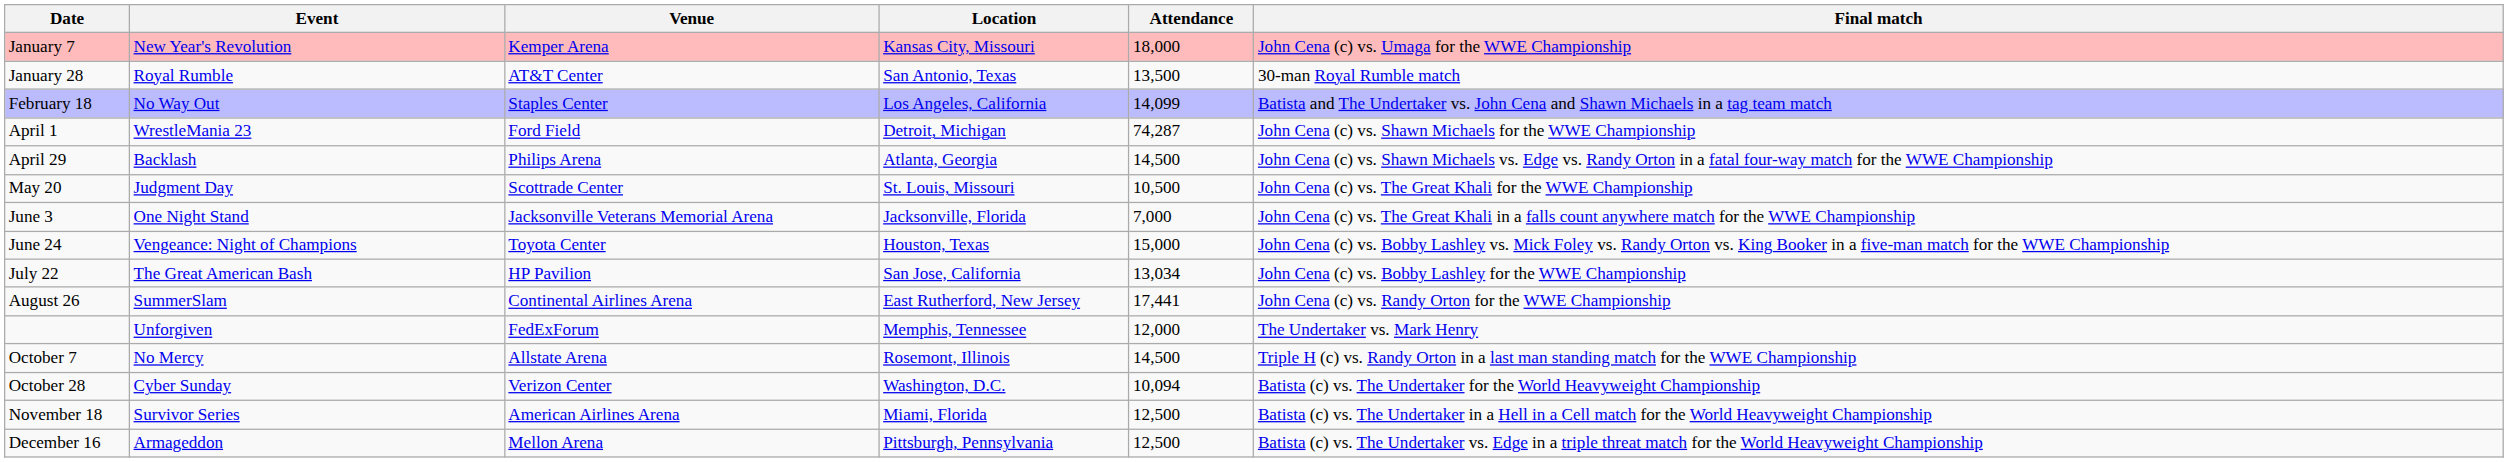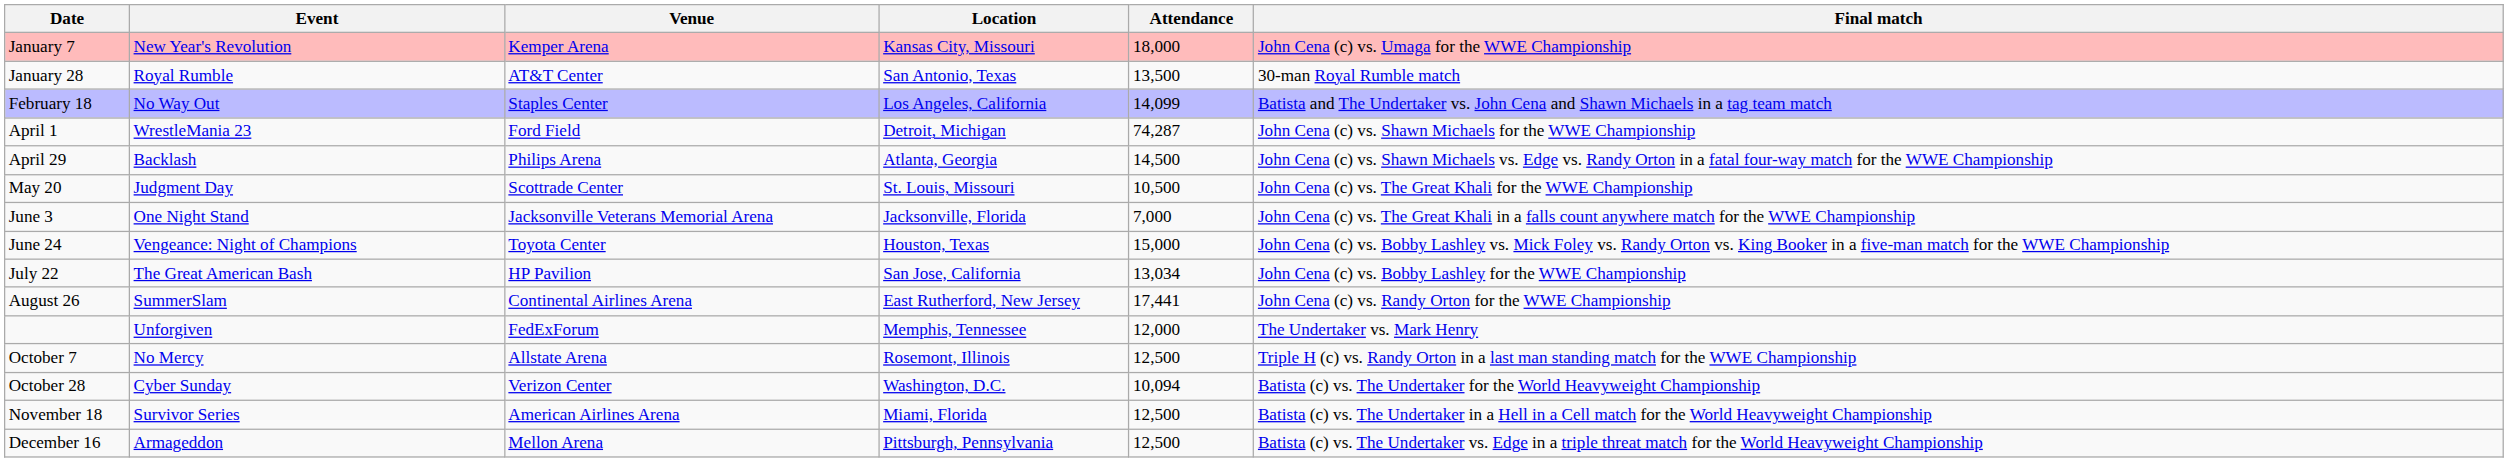(1157, 357) 14,500 -> (1157, 357) 12,500
